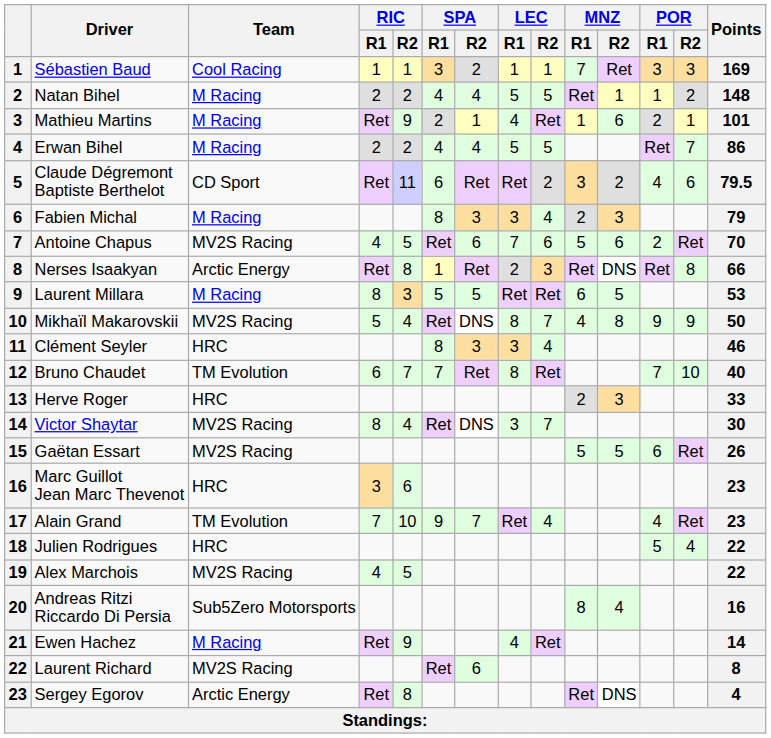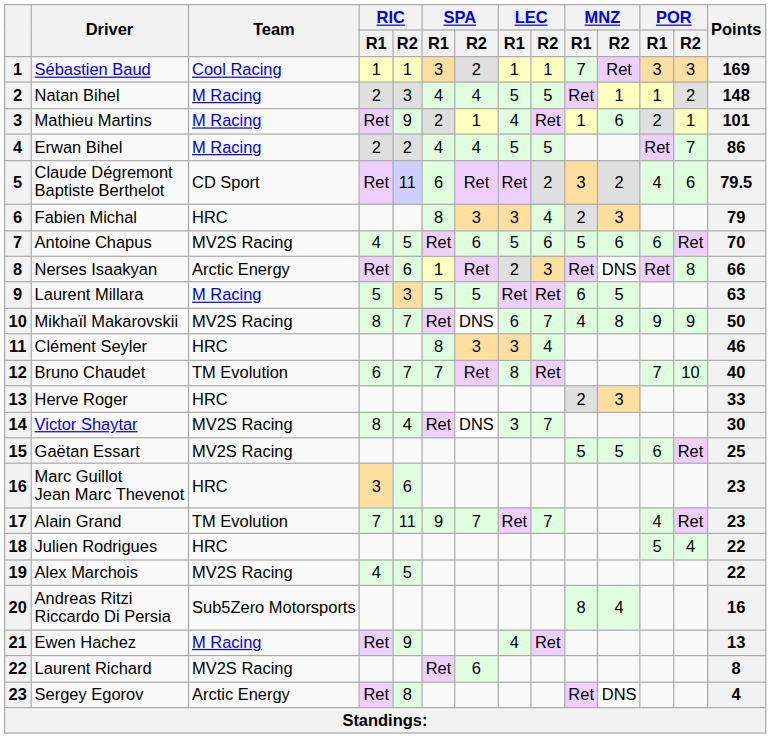(407, 95) 2 -> (407, 95) 3
(227, 217) M Racing -> (210, 217) HRC
(514, 243) 7 -> (514, 243) 5
(657, 243) 2 -> (657, 243) 6
(407, 269) 8 -> (407, 269) 6
(376, 295) 8 -> (376, 295) 5
(736, 295) 53 -> (736, 295) 63
(376, 321) 5 -> (376, 321) 8
(407, 321) 4 -> (407, 321) 7
(514, 321) 8 -> (514, 321) 6
(736, 450) 26 -> (736, 450) 25
(407, 520) 10 -> (407, 520) 11
(548, 520) 4 -> (548, 520) 7
(736, 642) 14 -> (736, 642) 13
